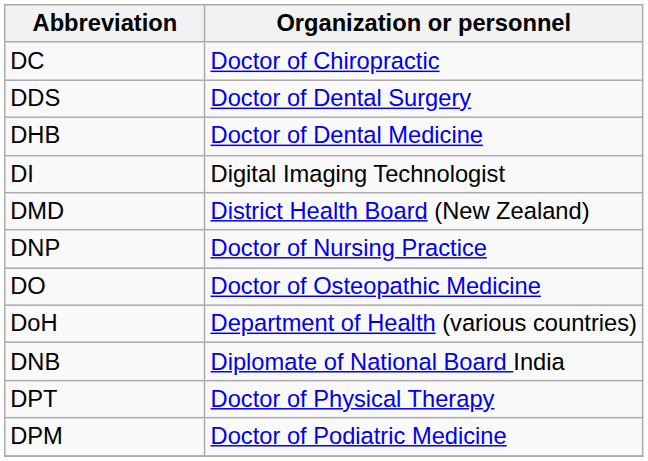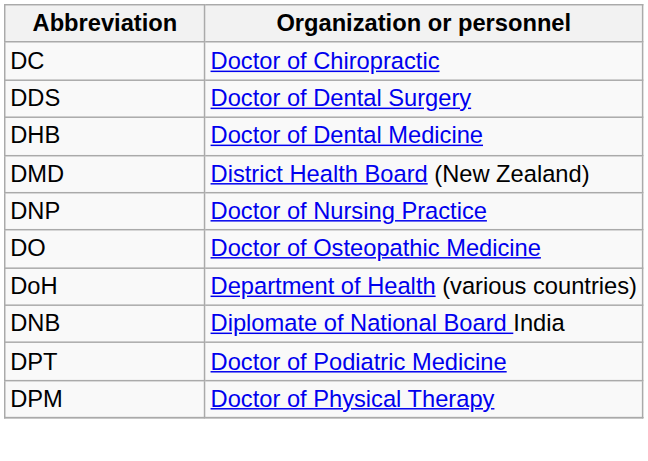- row: (22, 173)
(352, 398) Doctor of Physical Therapy -> (359, 361) Doctor of Podiatric Medicine
(359, 436) Doctor of Podiatric Medicine -> (352, 398) Doctor of Physical Therapy
